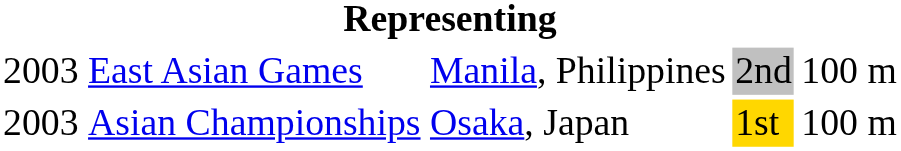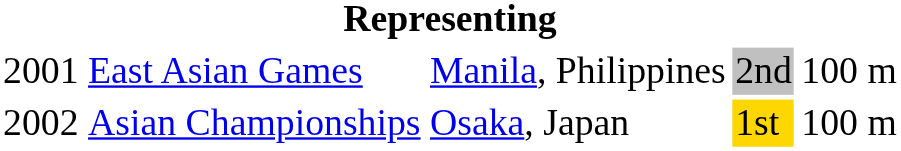(41, 70) 2003 -> (41, 70) 2001
(41, 122) 2003 -> (41, 122) 2002
